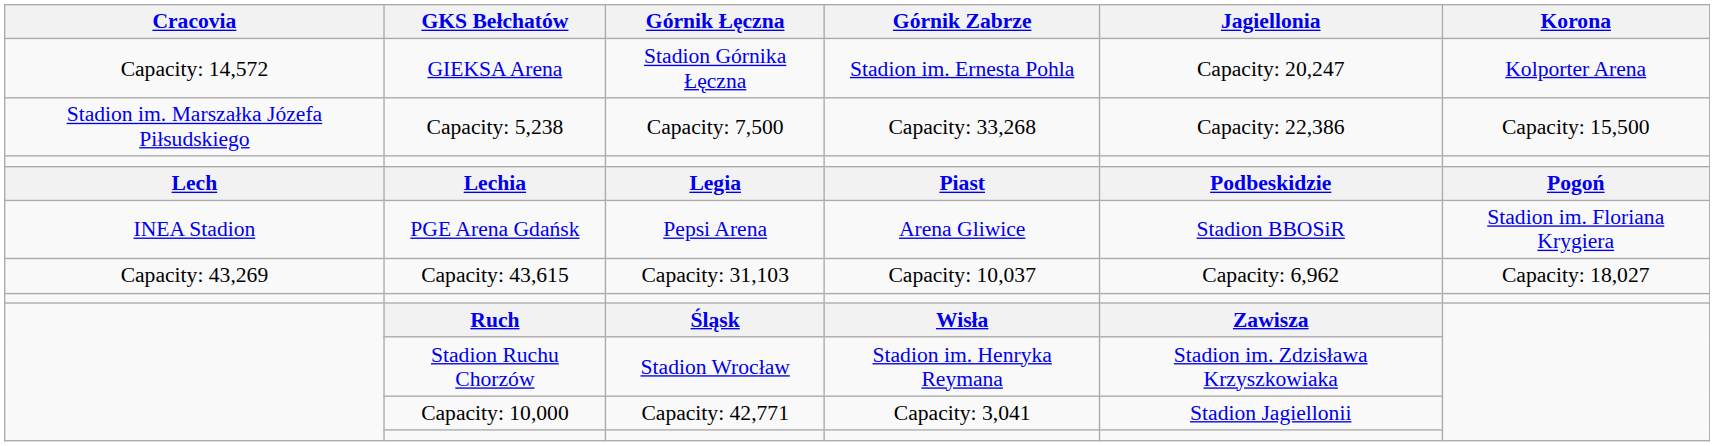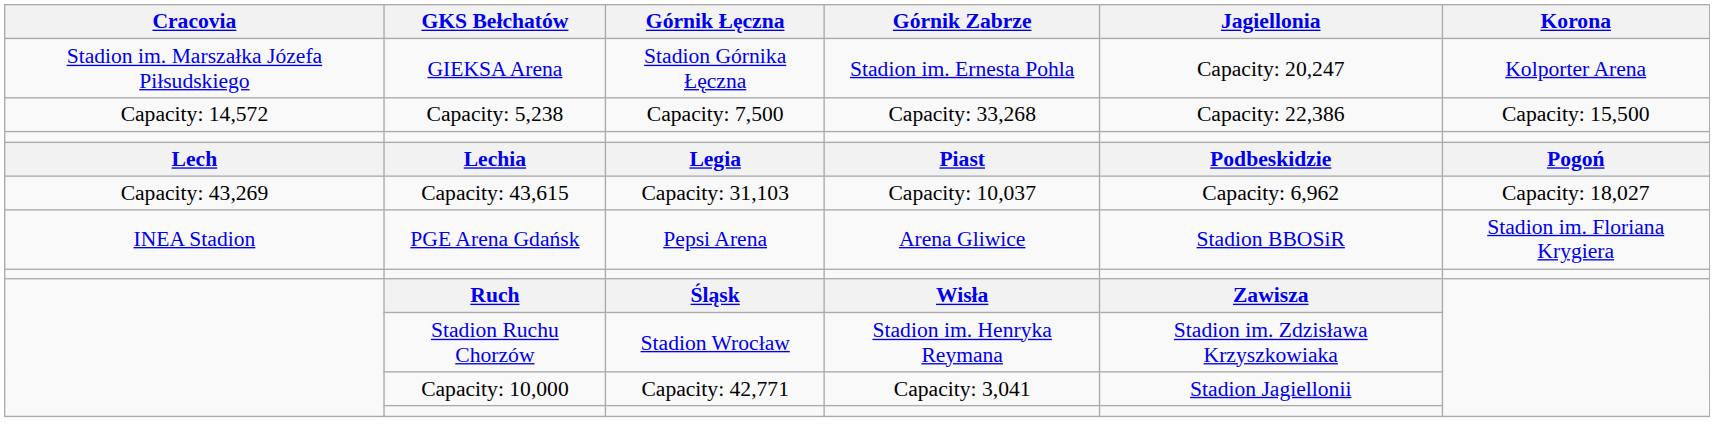(194, 68) Capacity: 14,572 -> (194, 68) Stadion im. Marszałka Józefa Piłsudskiego
(194, 126) Stadion im. Marszałka Józefa Piłsudskiego -> (194, 114) Capacity: 14,572
rows swapped: (495, 229) <-> (495, 275)
